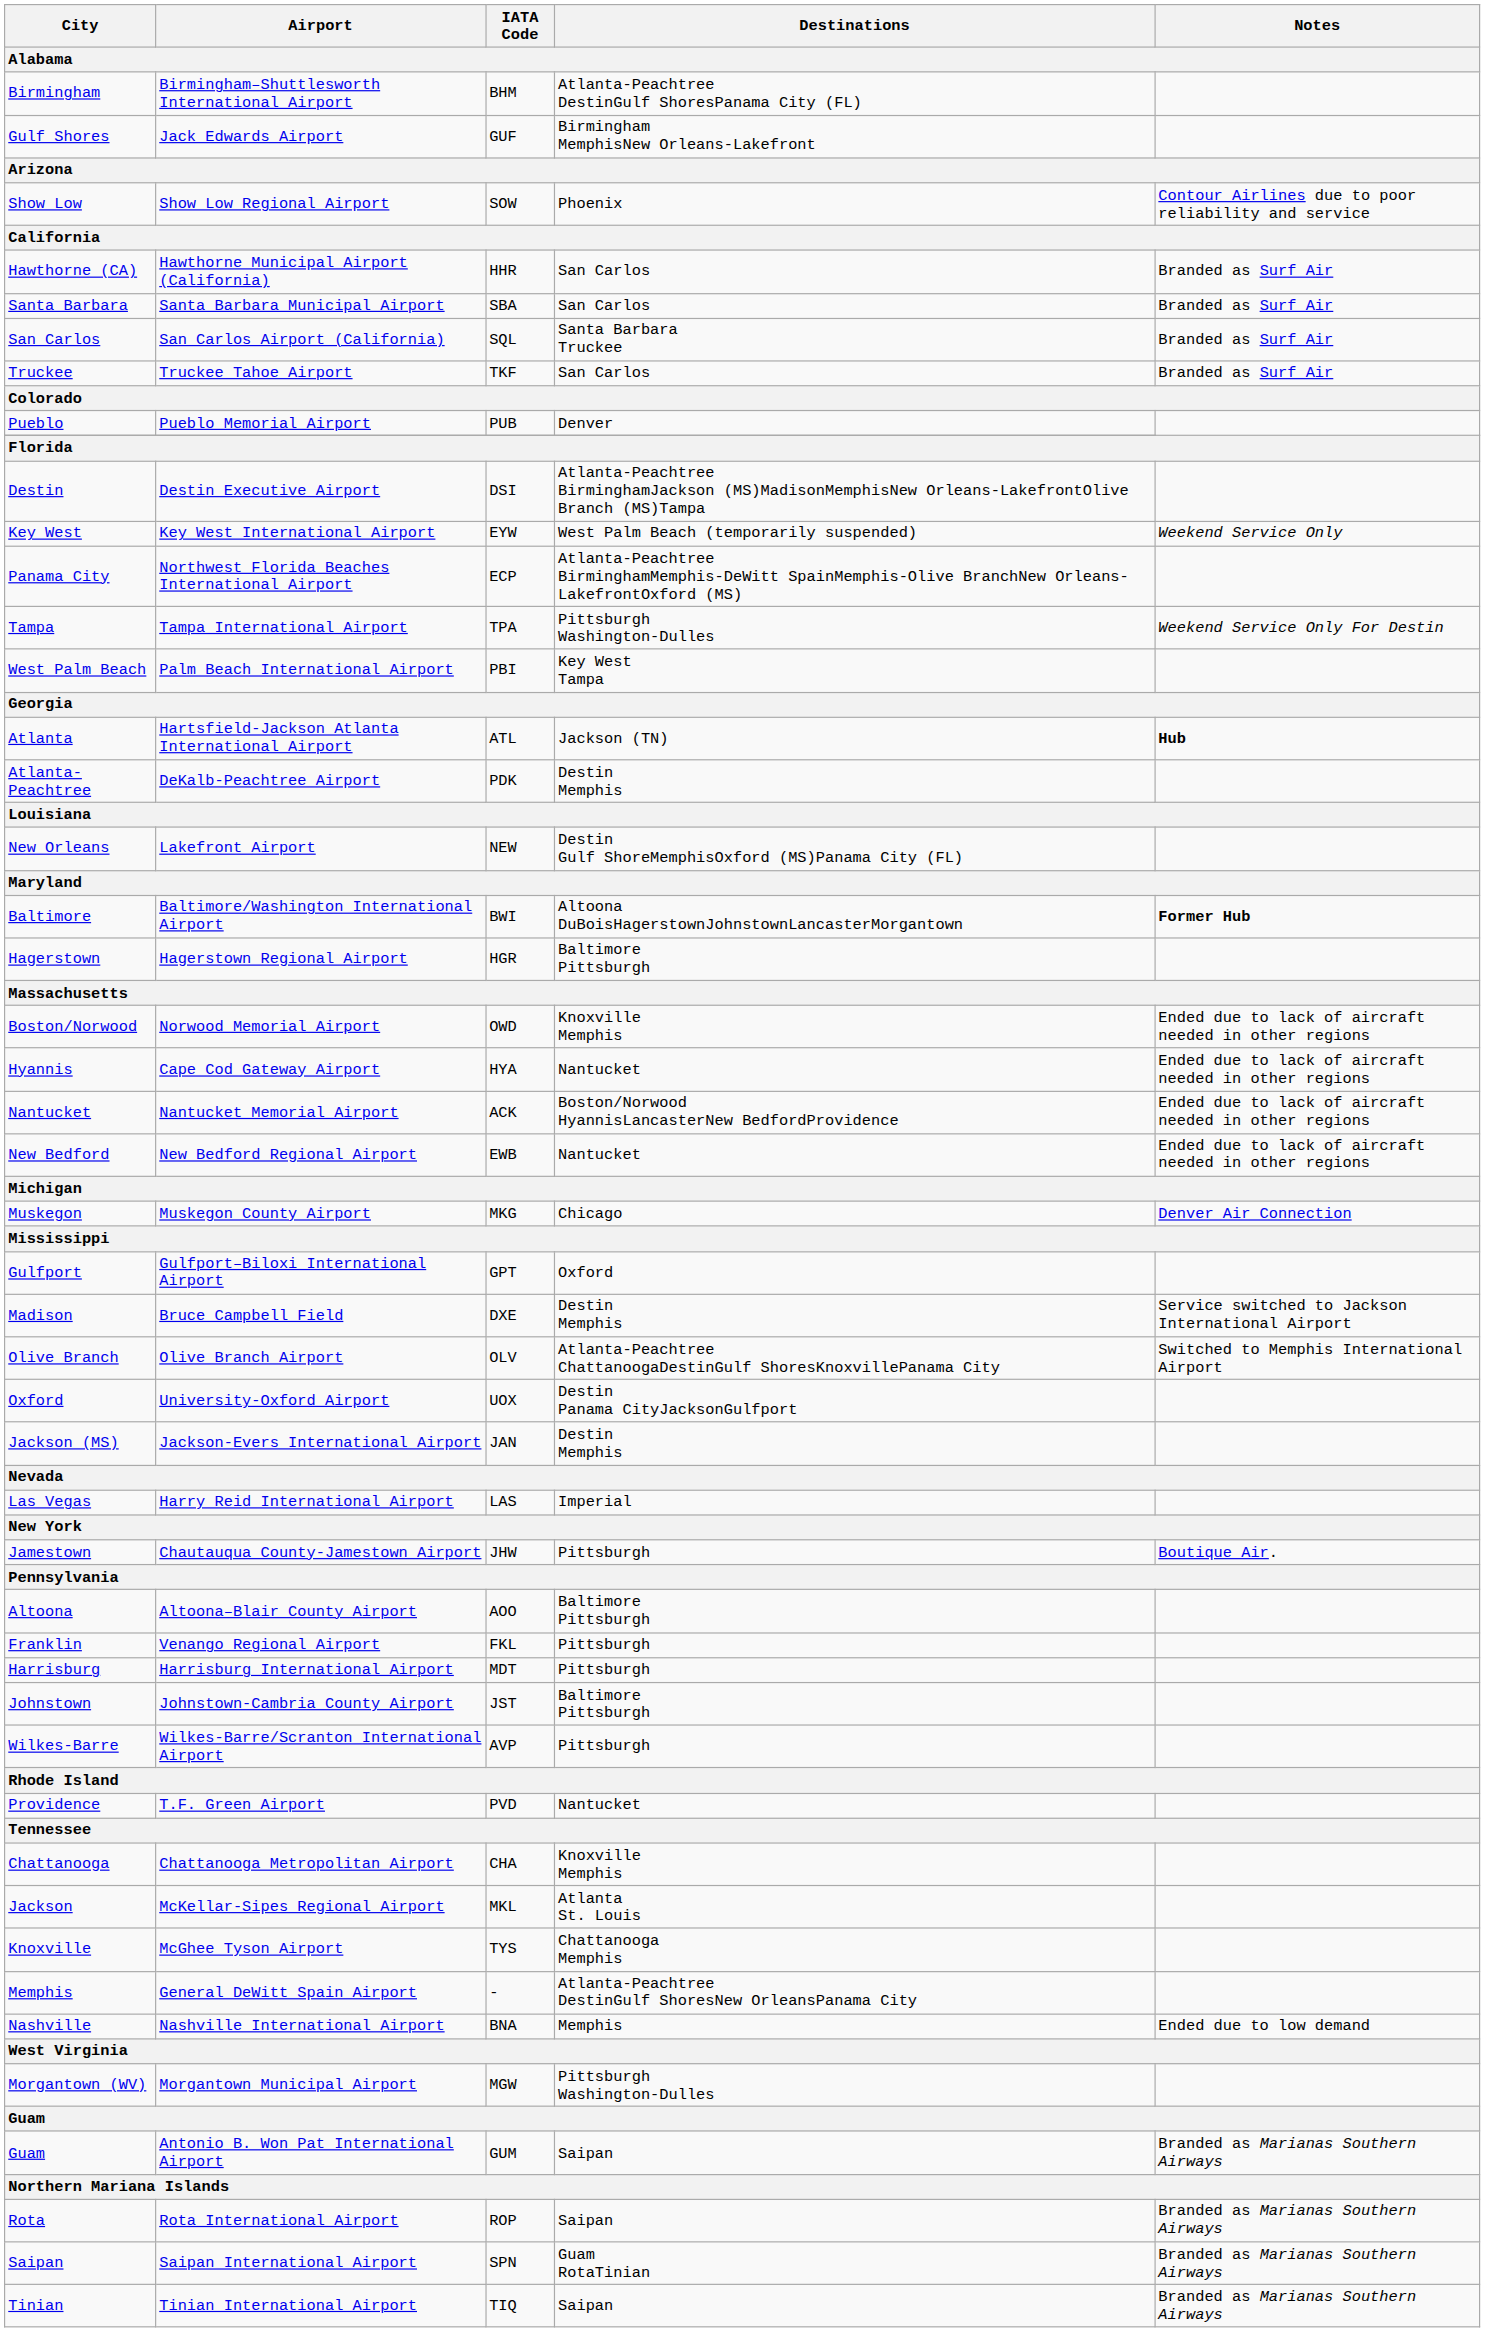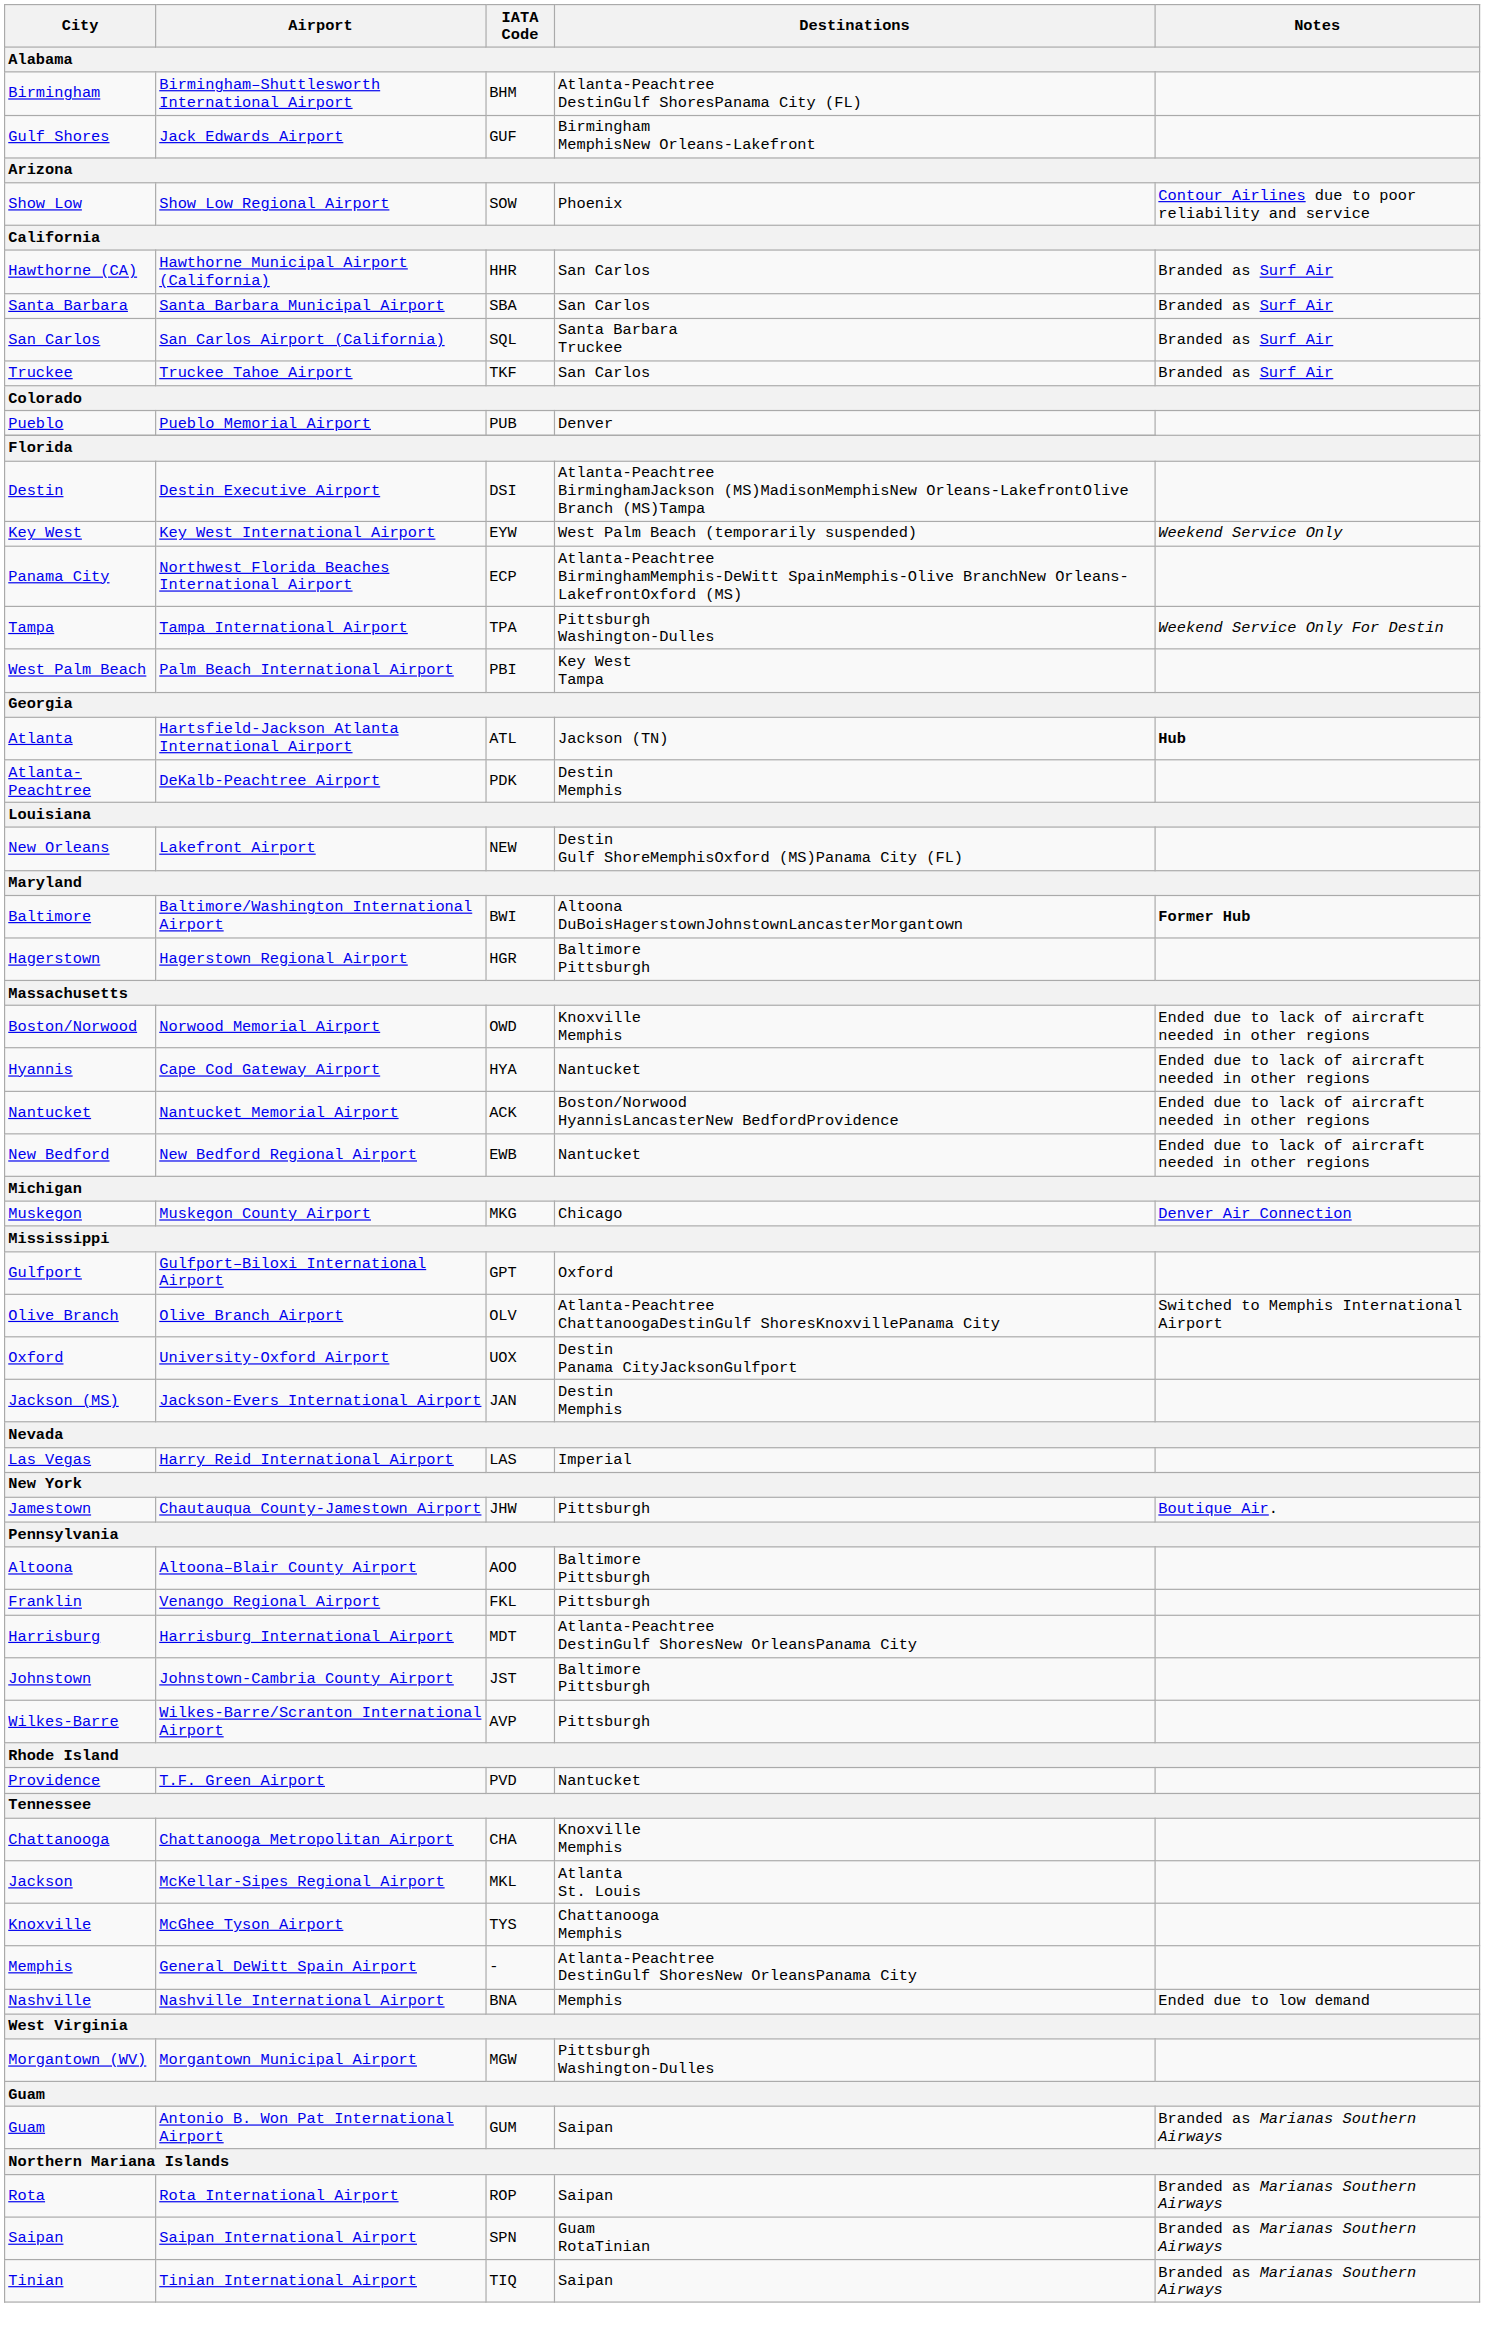- row: (40, 1315)
(604, 1670) Pittsburgh -> (738, 1636) Atlanta-Peachtree DestinGulf ShoresNew OrleansPanama City
